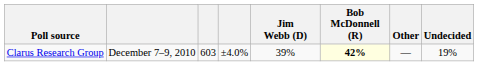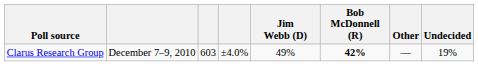(285, 52) 39% -> (285, 52) 49%
(355, 52) lightyellow background -> (355, 52) no background
